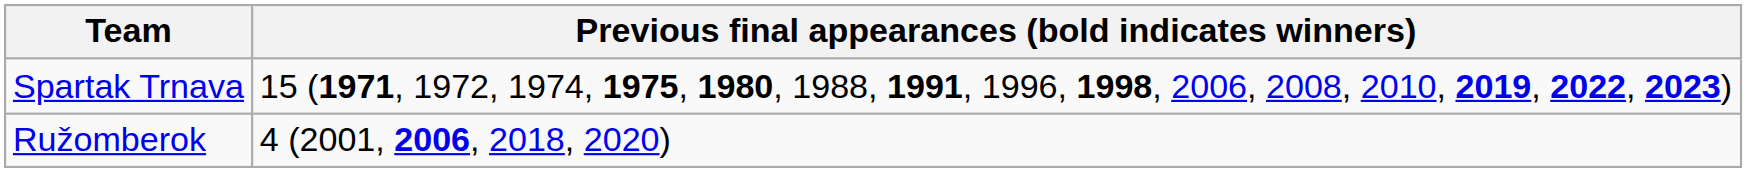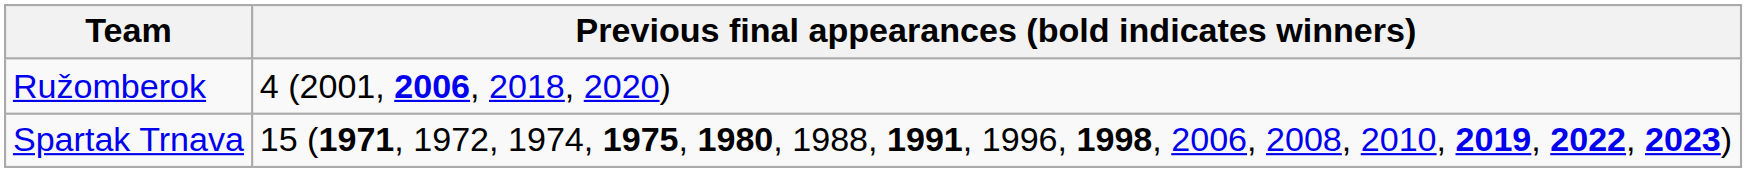rows swapped: (110, 139) <-> (128, 85)
